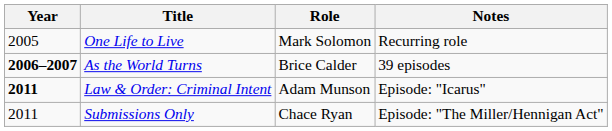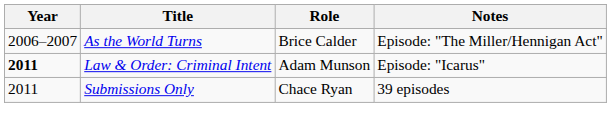- row: (134, 41)
(43, 65) bold -> (43, 41) normal
(414, 65) 39 episodes -> (490, 41) Episode: "The Miller/Hennigan Act"
(491, 114) Episode: "The Miller/Hennigan Act" -> (413, 89) 39 episodes
